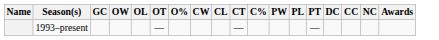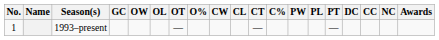+ column: (14, 12)
